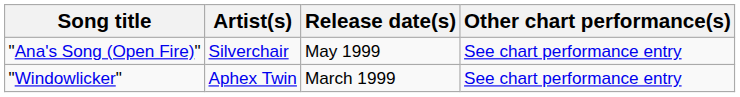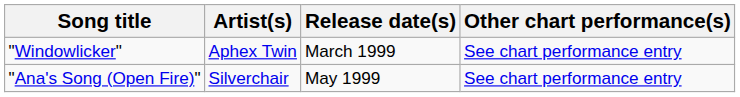rows swapped: (105, 51) <-> (65, 78)
